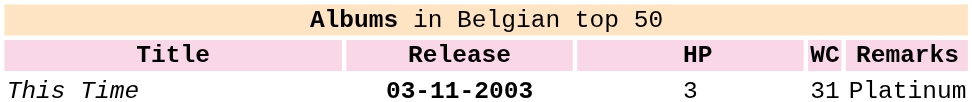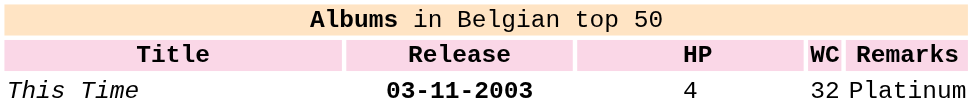(690, 91) 3 -> (690, 91) 4
(825, 91) 31 -> (825, 91) 32
